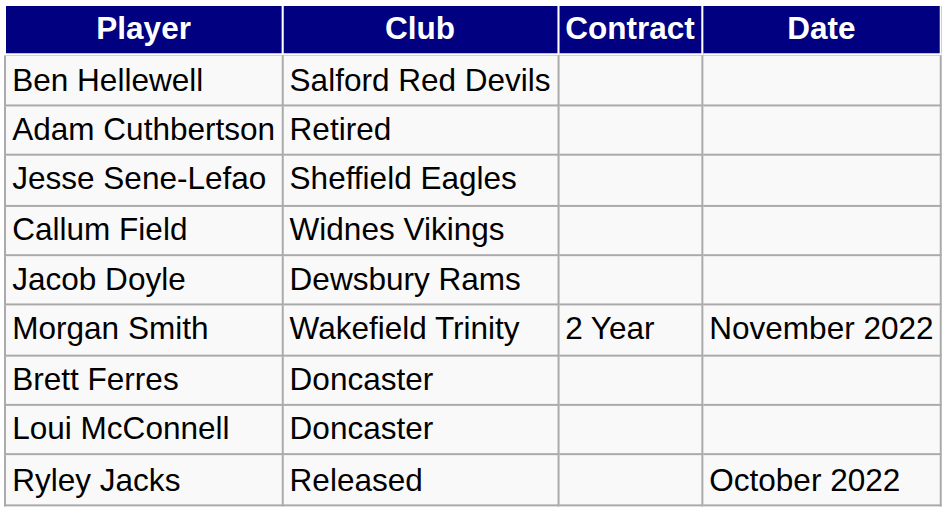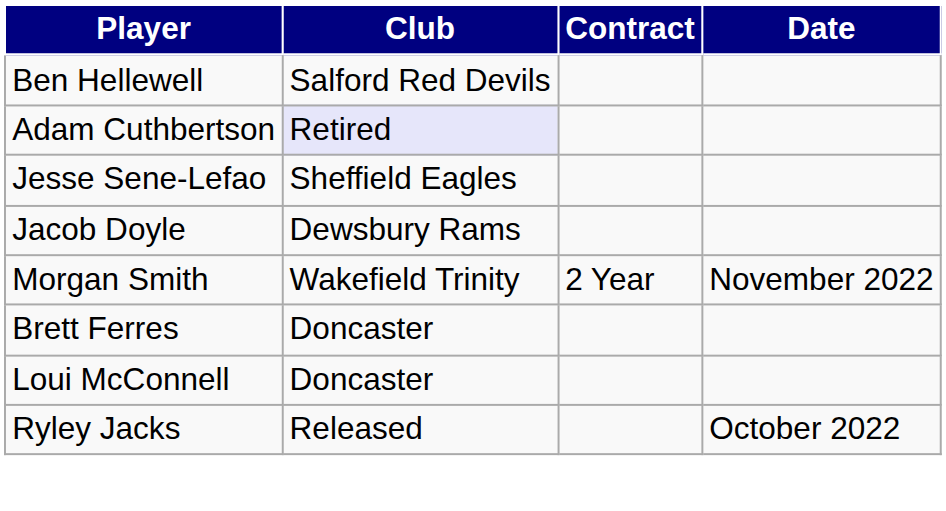(340, 129) no background -> (340, 129) lavender background
- row: (100, 229)
